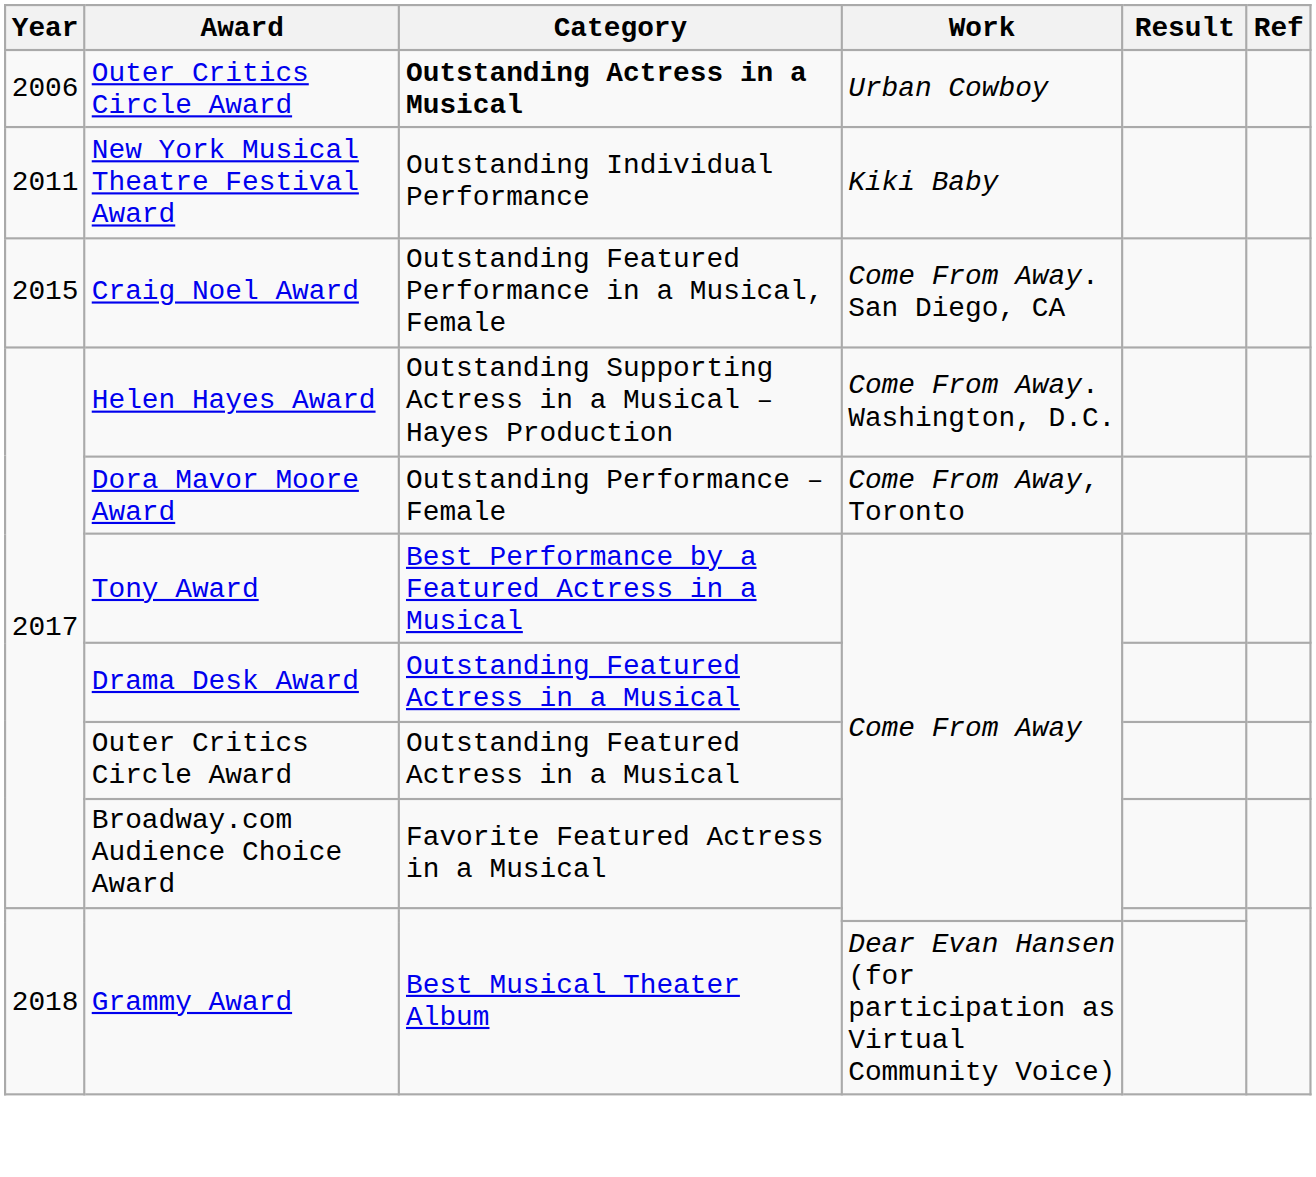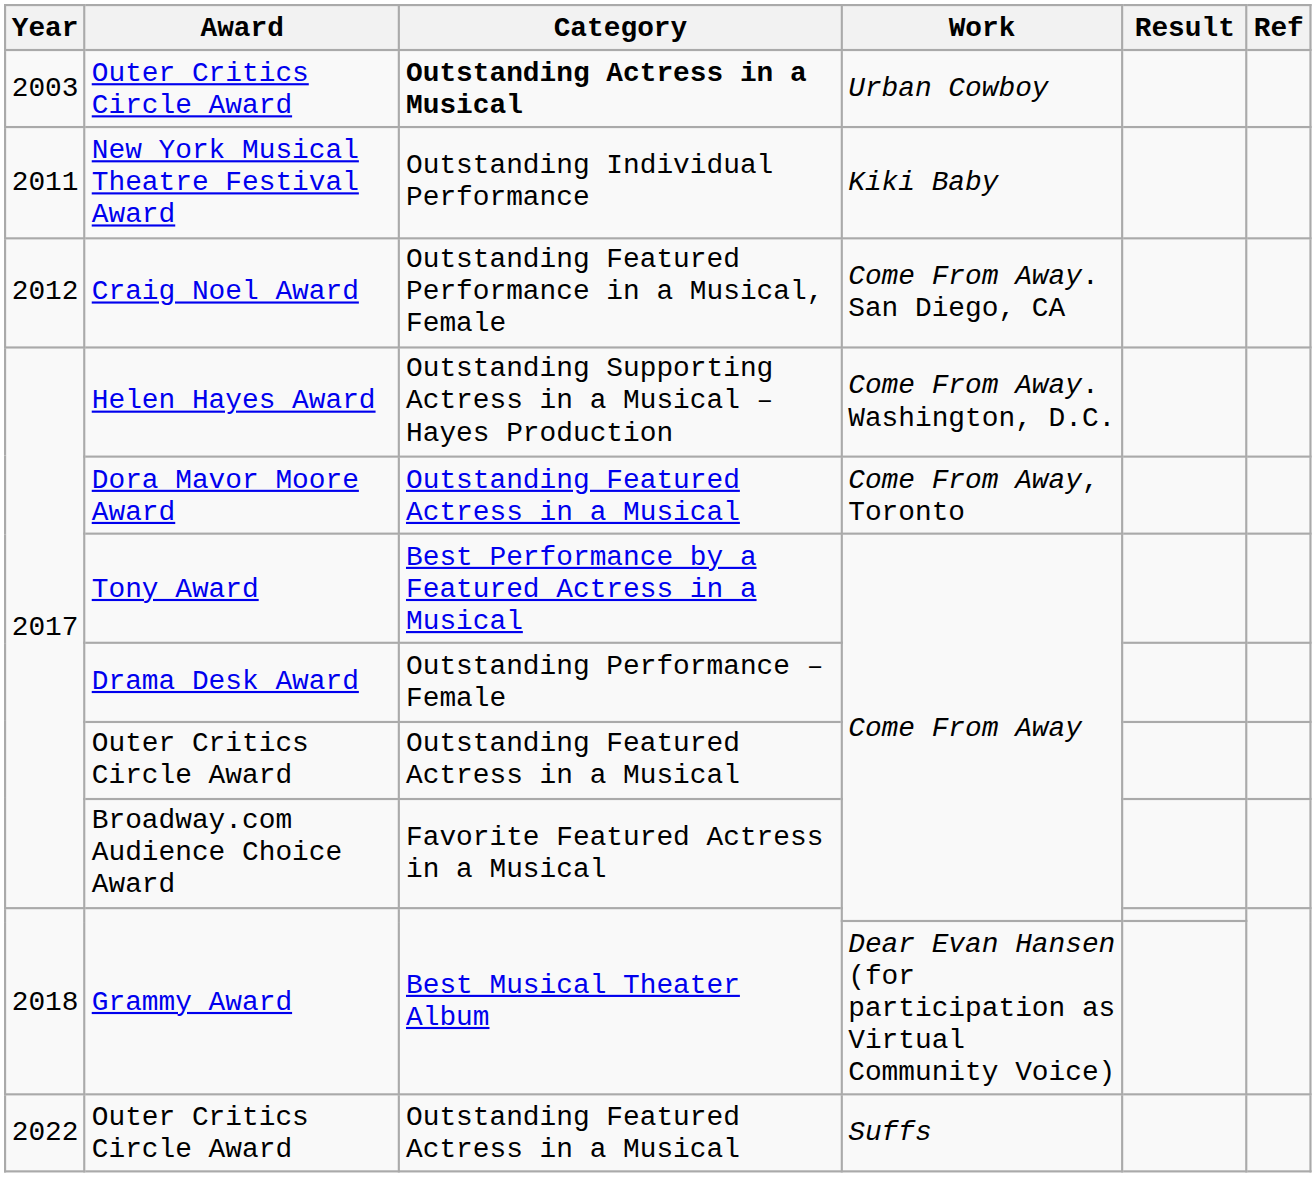(45, 89) 2006 -> (45, 89) 2003
(45, 292) 2015 -> (45, 292) 2012
(615, 495) Outstanding Performance – Female -> (573, 495) Outstanding Featured Actress in a Musical
(573, 682) Outstanding Featured Actress in a Musical -> (615, 682) Outstanding Performance – Female
+ row: (200, 1134)
